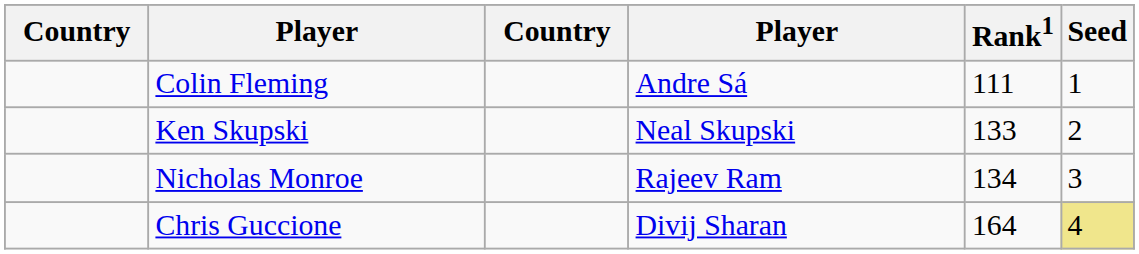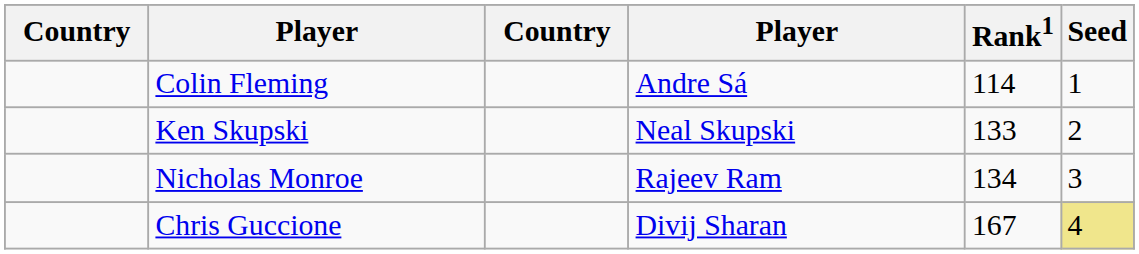(993, 83) 111 -> (994, 83) 114
(994, 224) 164 -> (994, 224) 167
